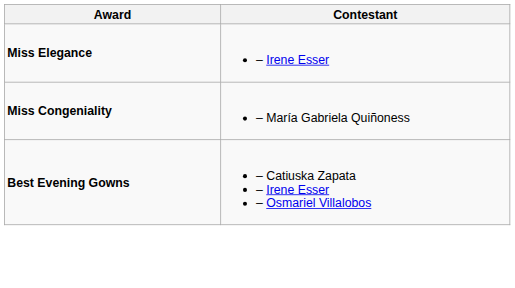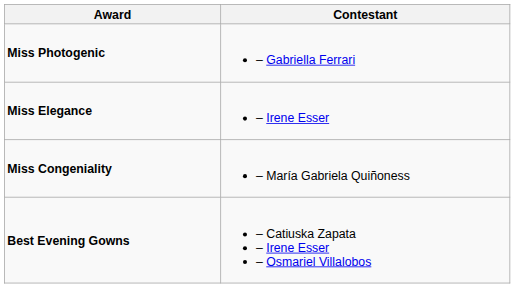+ row: (56, 53)
